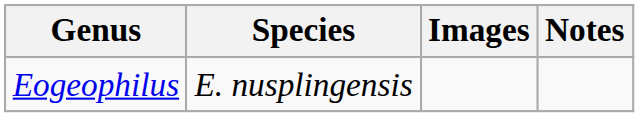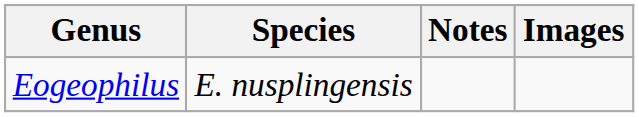columns swapped: (585, 30) <-> (479, 30)
